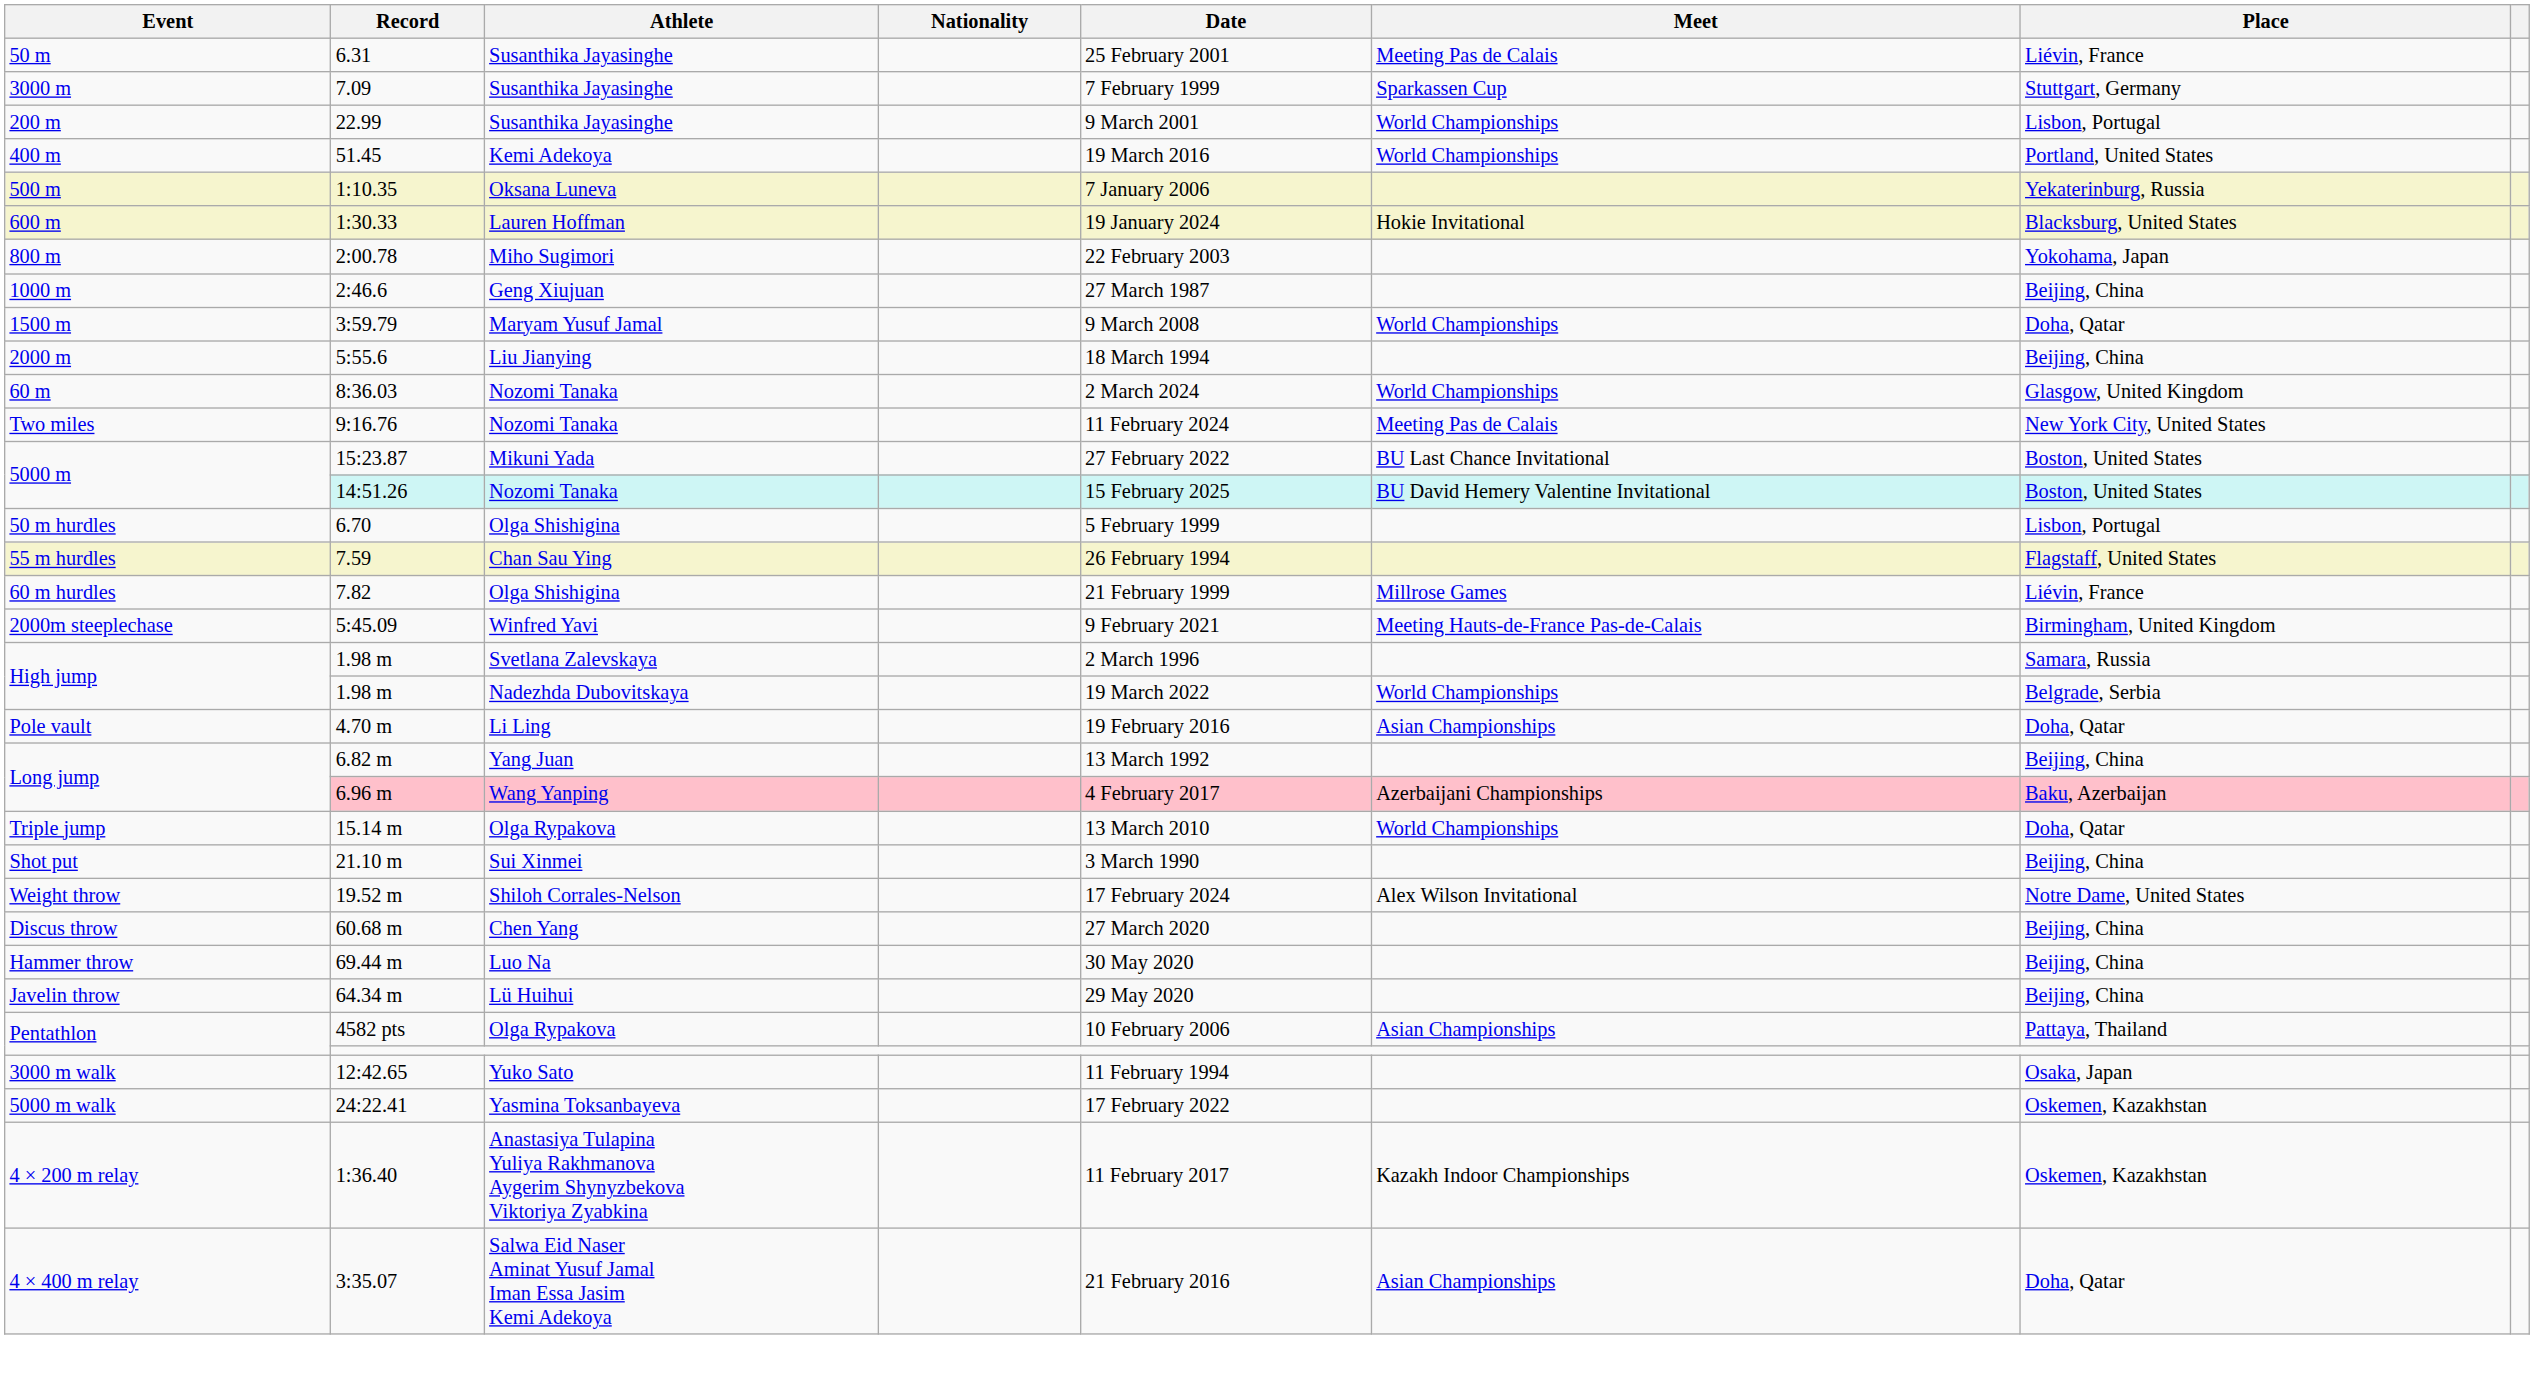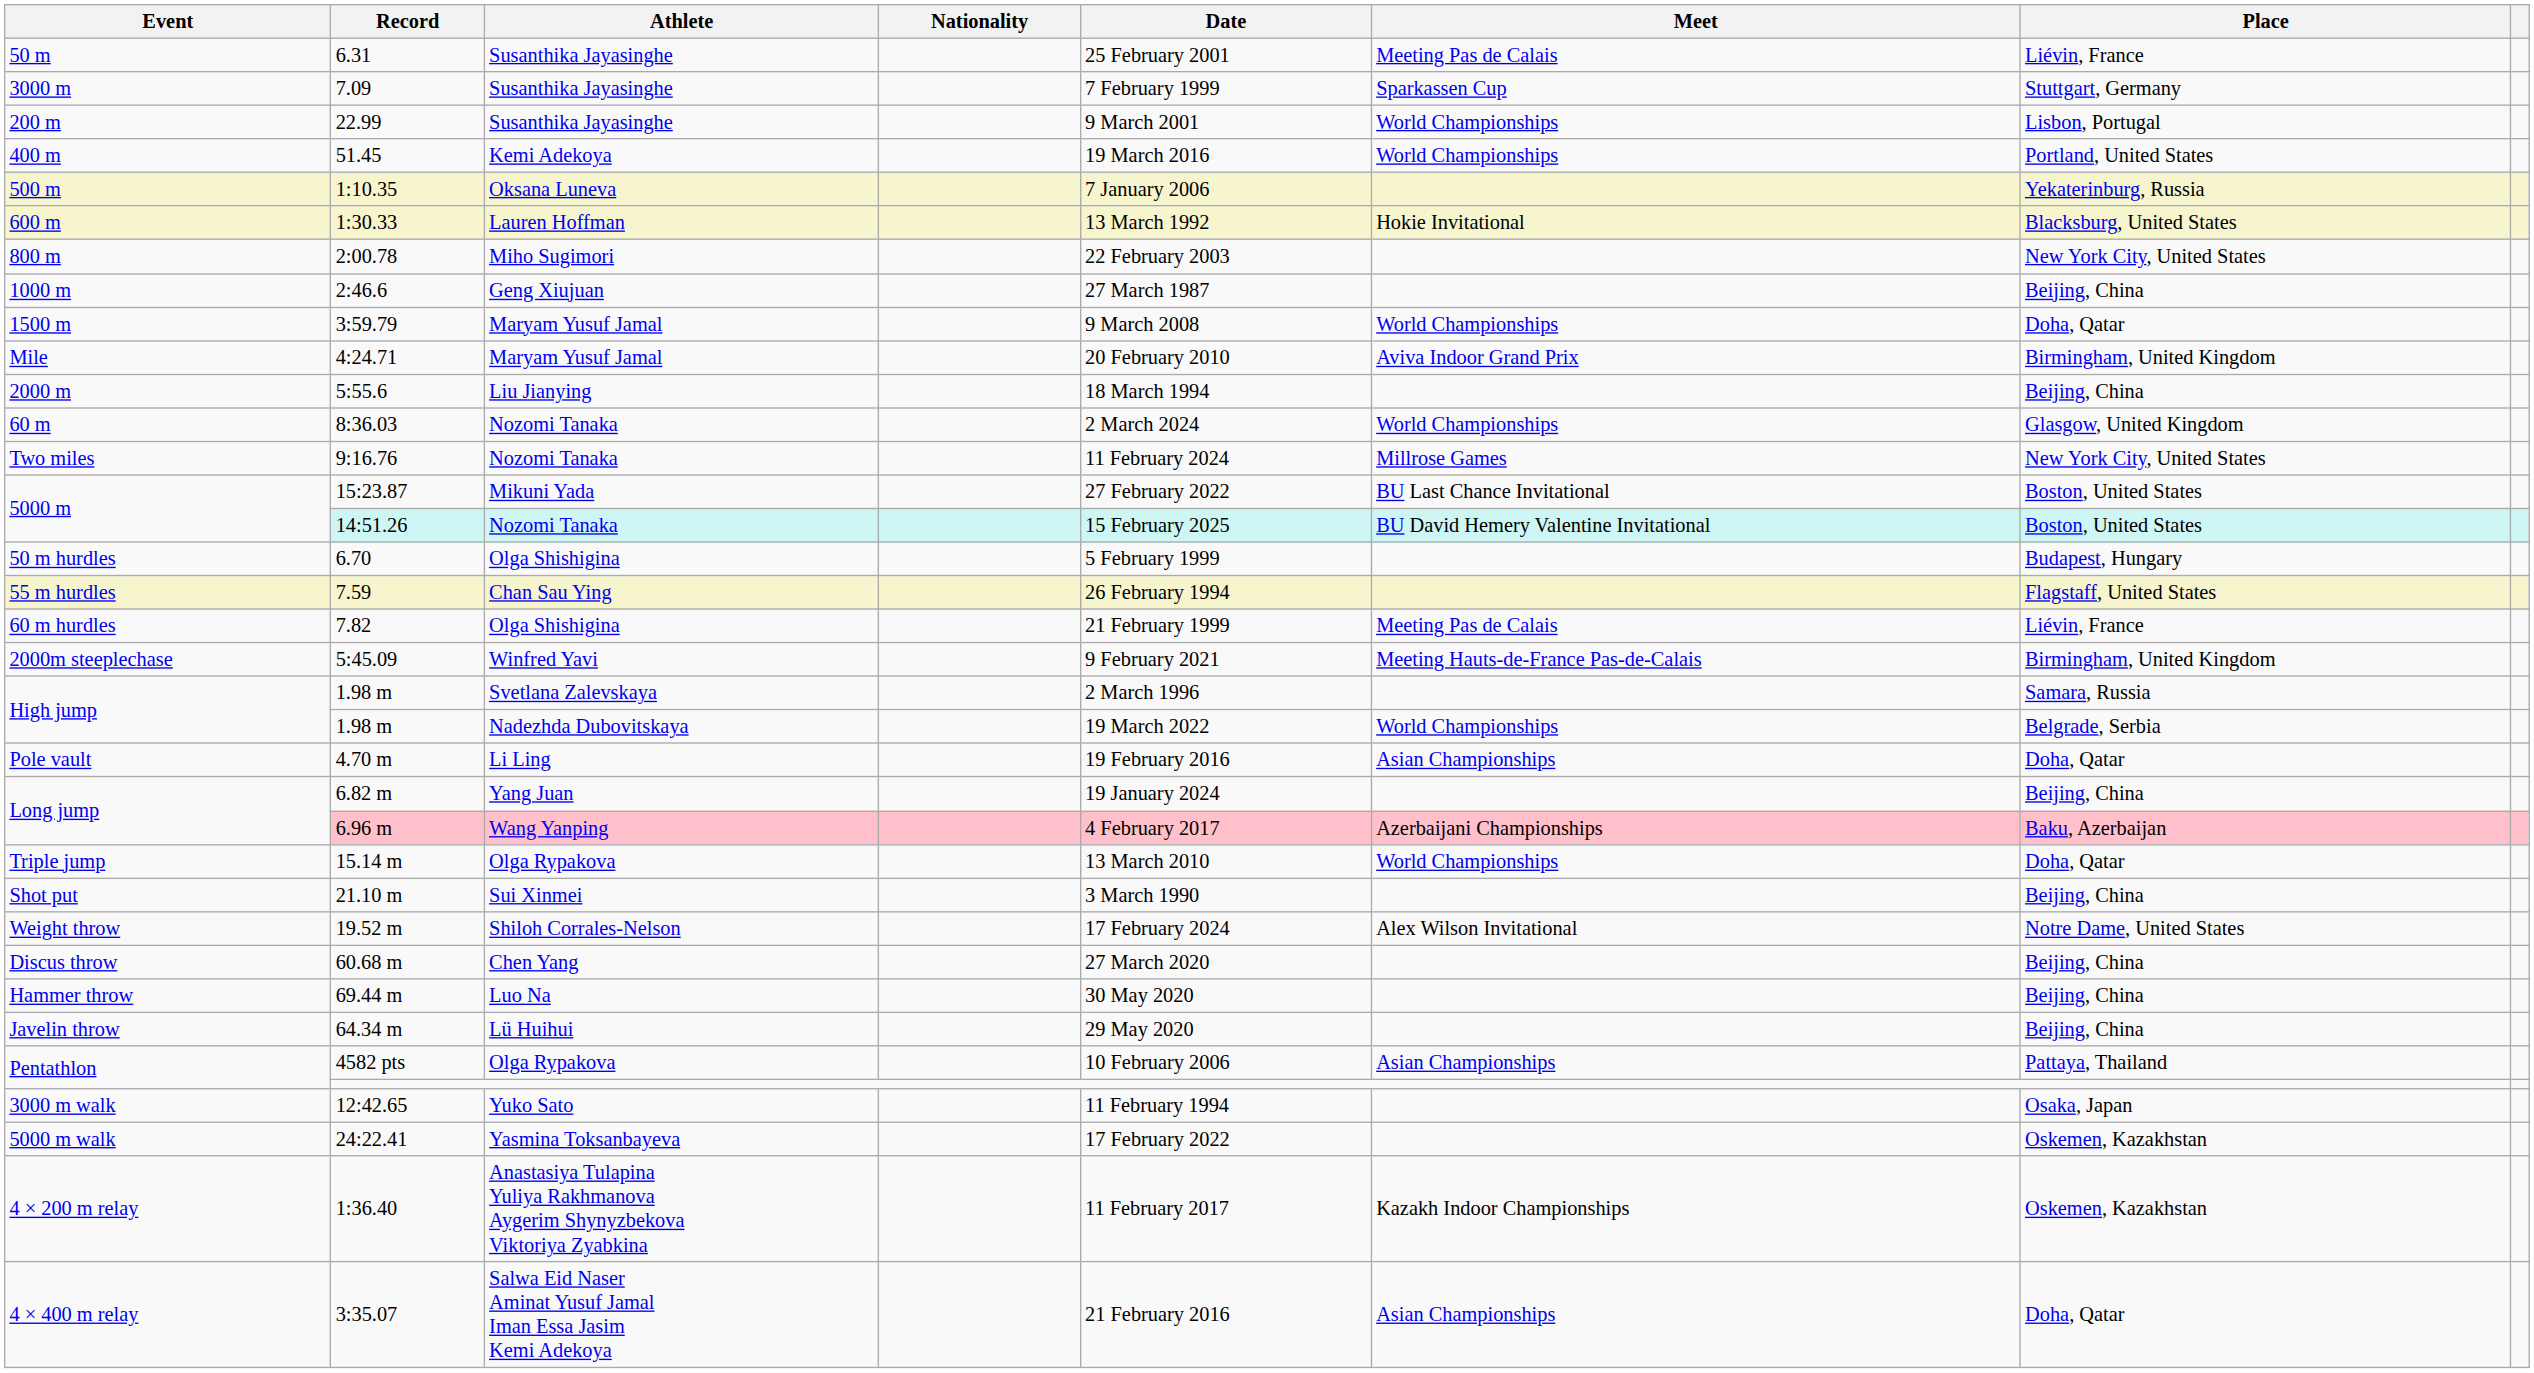(1152, 222) 19 January 2024 -> (1147, 222) 13 March 1992
(2097, 256) Yokohama, Japan -> (2145, 256) New York City, United States
+ row: (366, 357)
(1467, 424) Meeting Pas de Calais -> (1441, 458) Millrose Games
(2093, 525) Lisbon, Portugal -> (2104, 558) Budapest, Hungary
(1441, 592) Millrose Games -> (1467, 625) Meeting Pas de Calais
(1147, 760) 13 March 1992 -> (1152, 793) 19 January 2024
